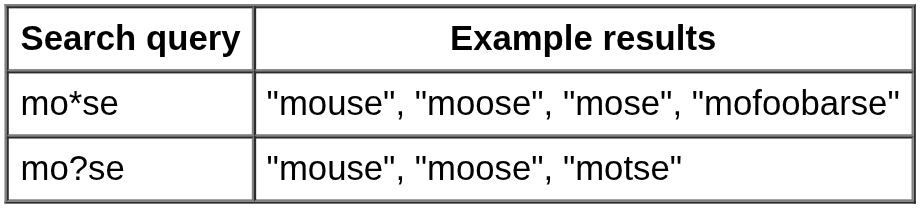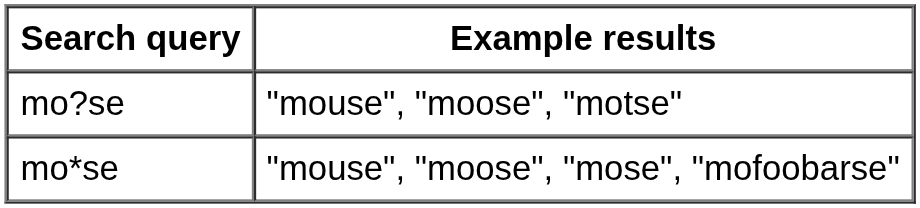rows swapped: (70, 103) <-> (73, 168)
